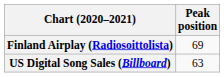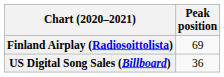(198, 63) 63 -> (198, 63) 36
